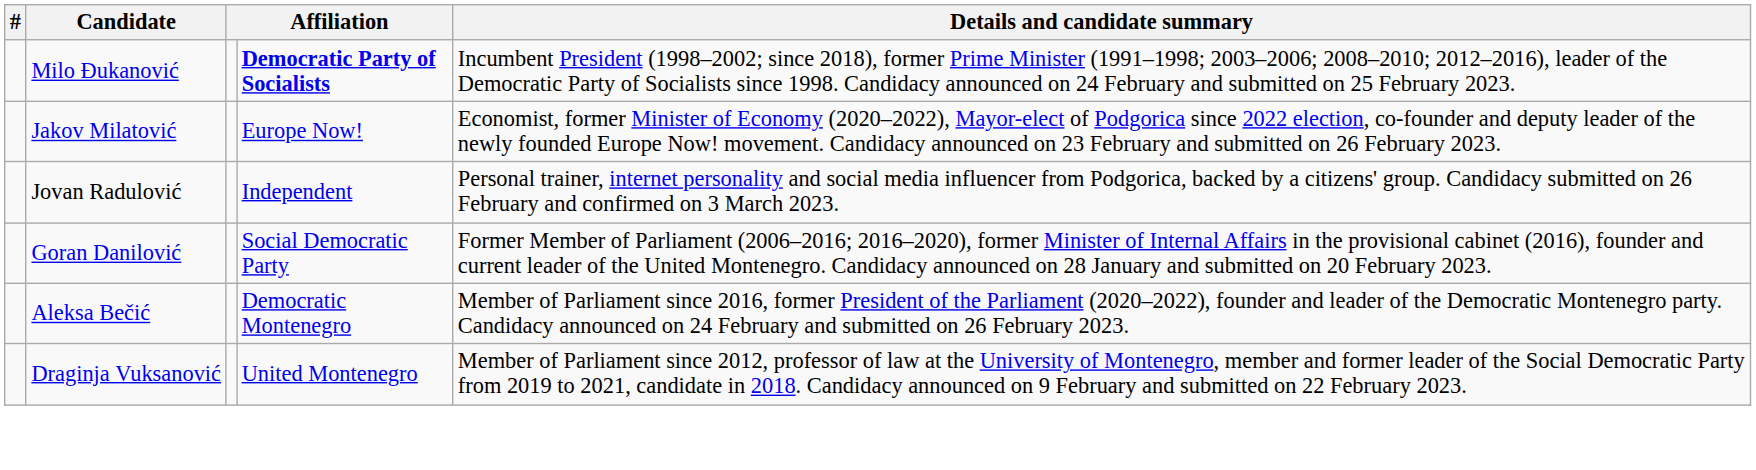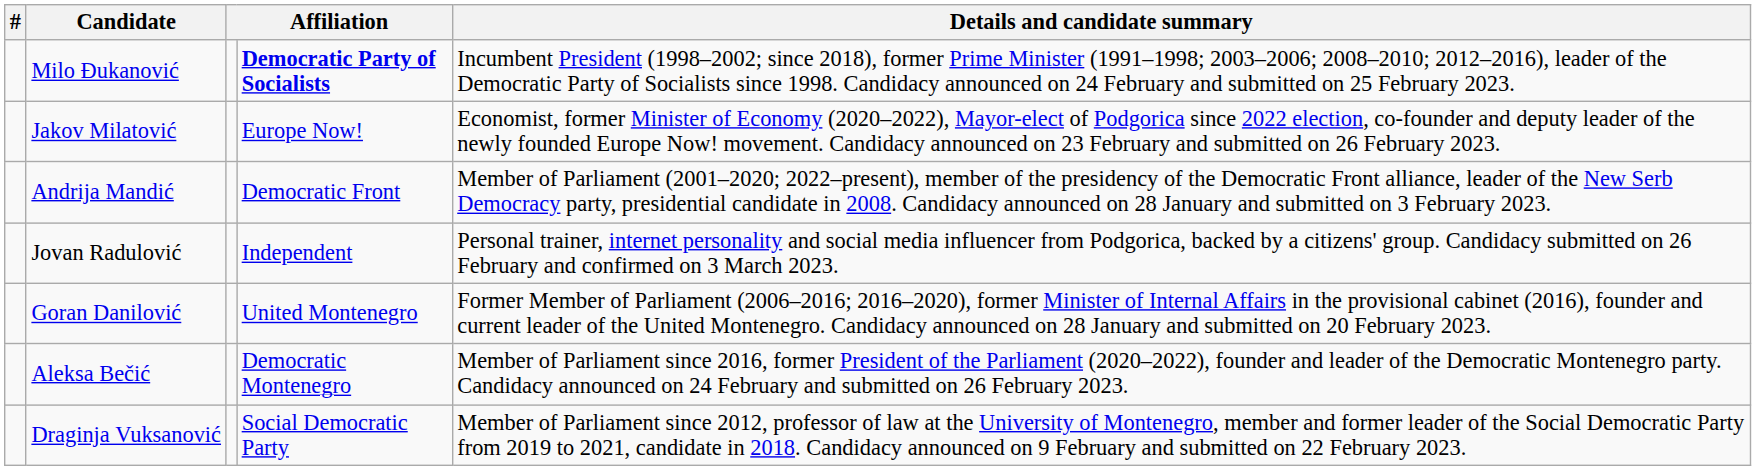+ row: (103, 191)
(325, 252) Social Democratic Party -> (330, 313) United Montenegro
(330, 374) United Montenegro -> (325, 434) Social Democratic Party
